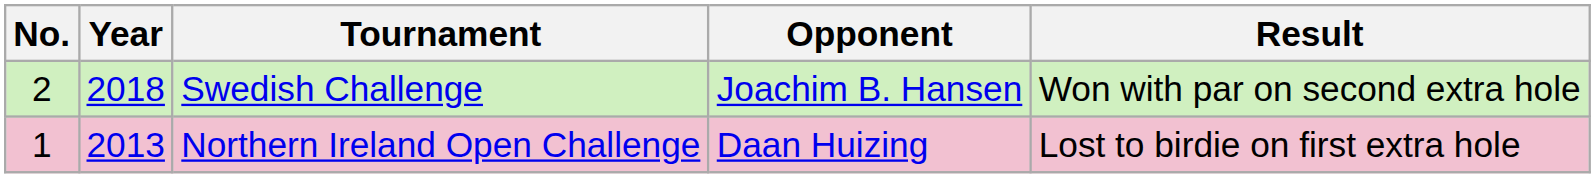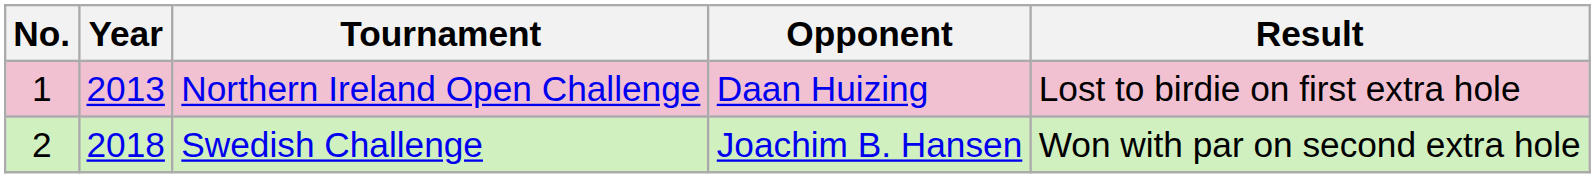rows swapped: (441, 145) <-> (332, 89)
